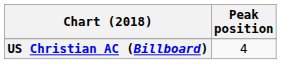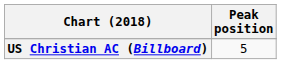(244, 49) 4 -> (244, 49) 5
